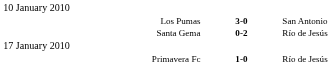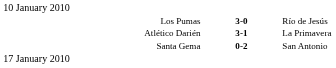(305, 20) San Antonio -> (305, 20) Río de Jesús
+ row: (172, 33)
(305, 33) Río de Jesús -> (305, 46) San Antonio
- row: (176, 59)
